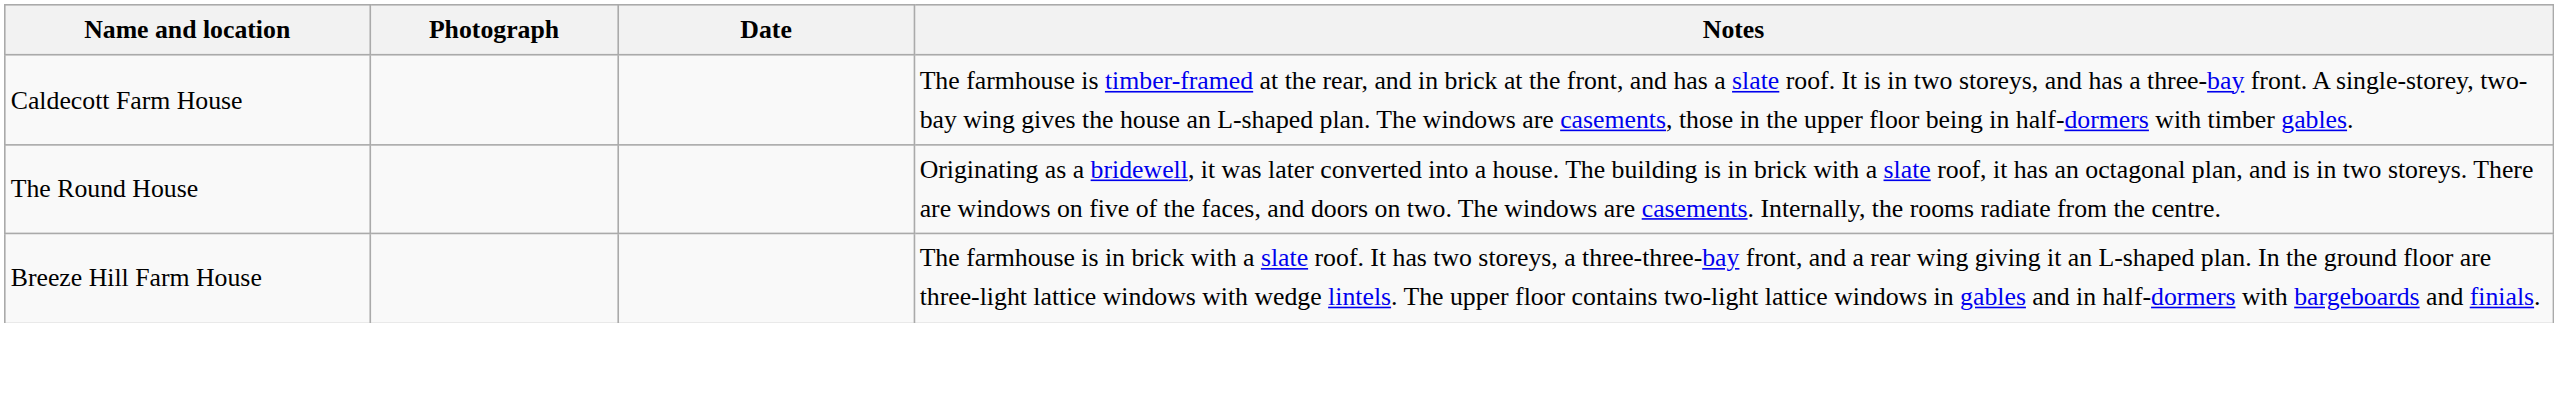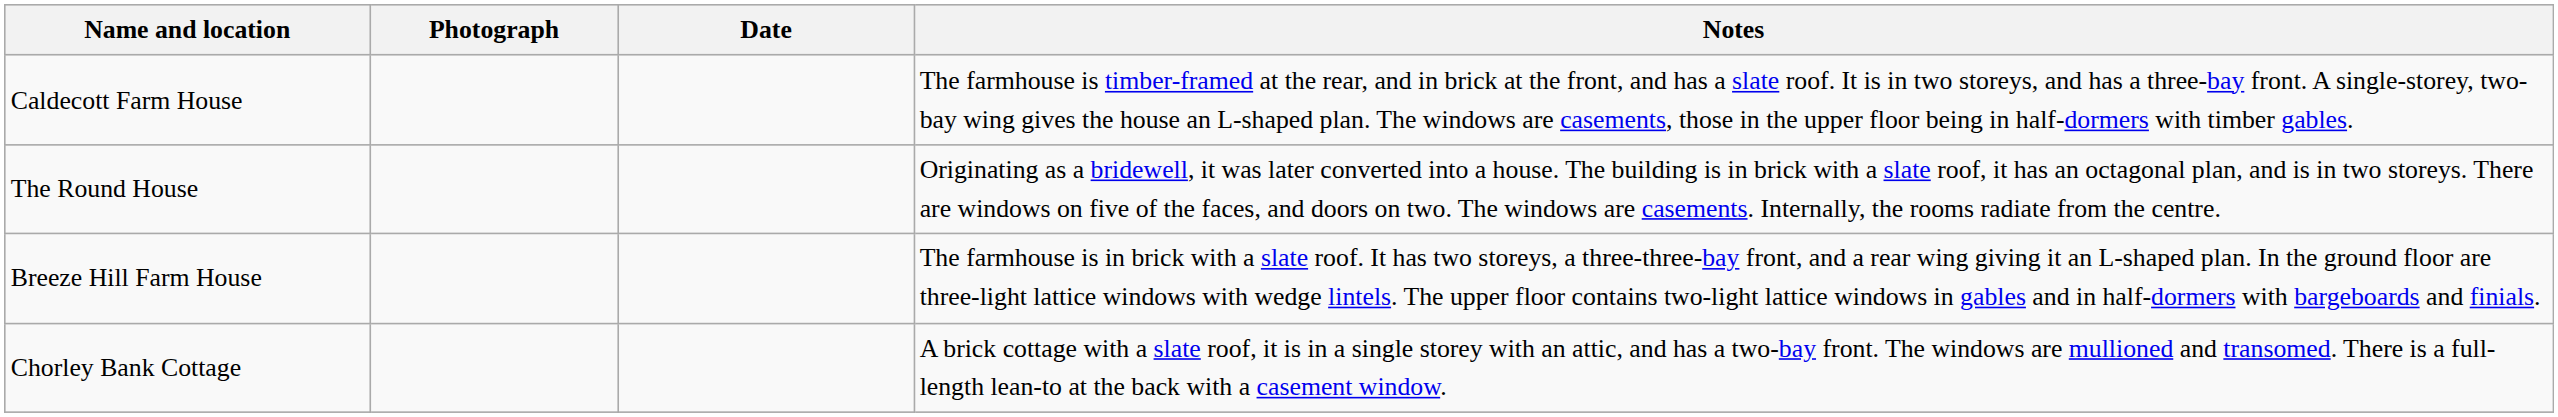+ row: (126, 367)
